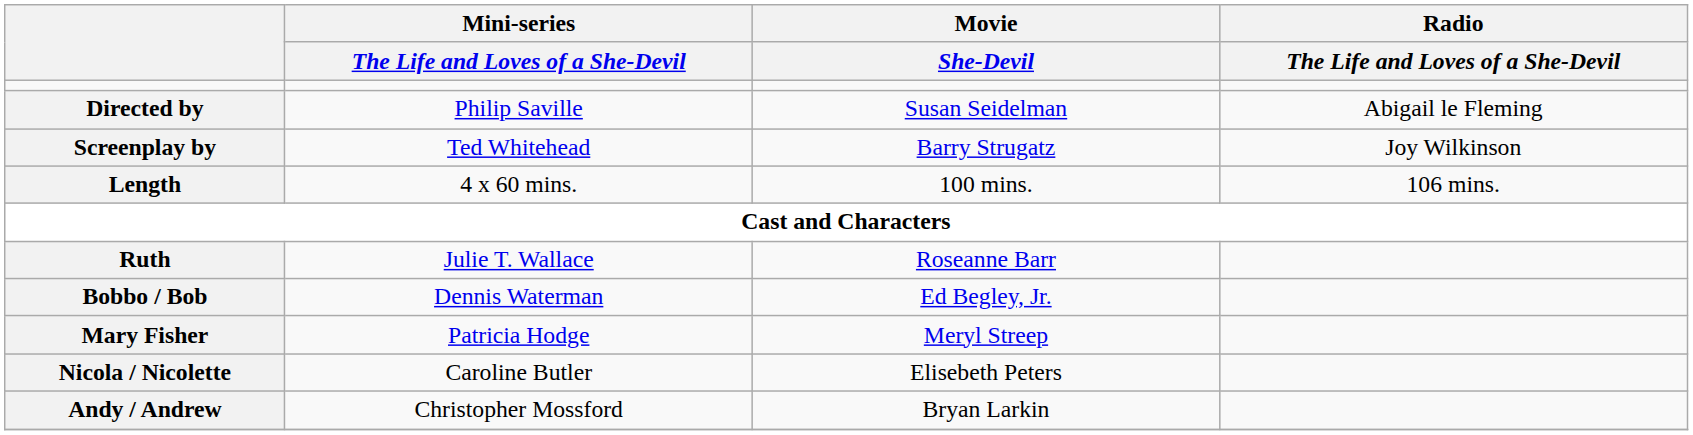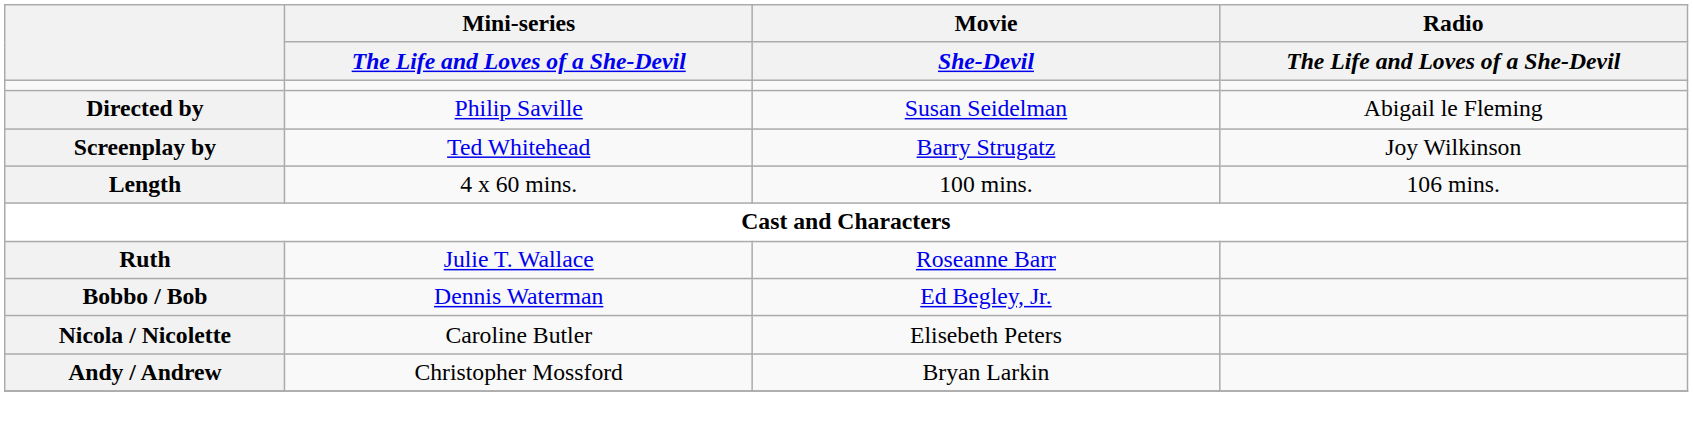- row: (145, 334)
